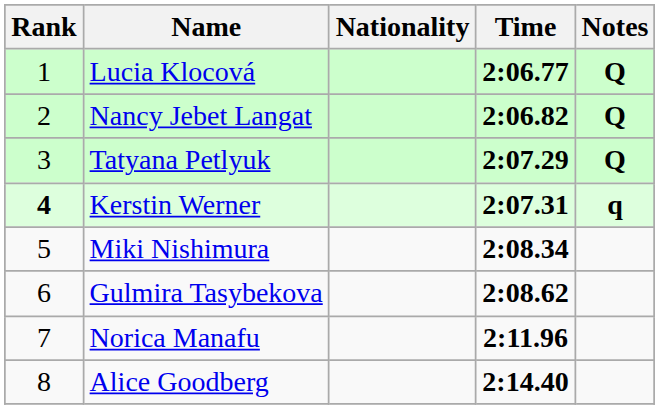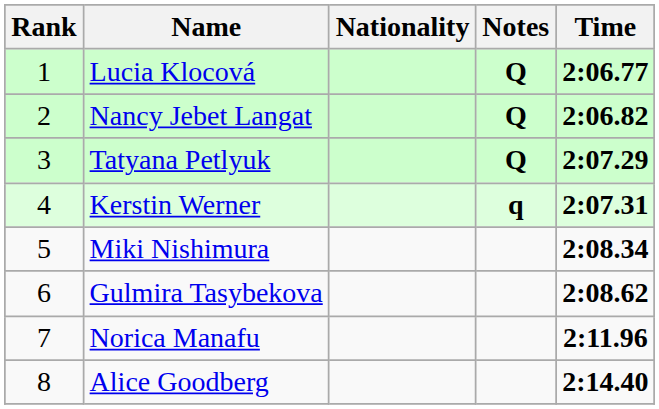columns swapped: (526, 26) <-> (615, 26)
(44, 204) bold -> (44, 204) normal
